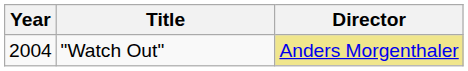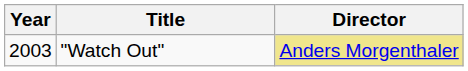(30, 50) 2004 -> (30, 50) 2003
